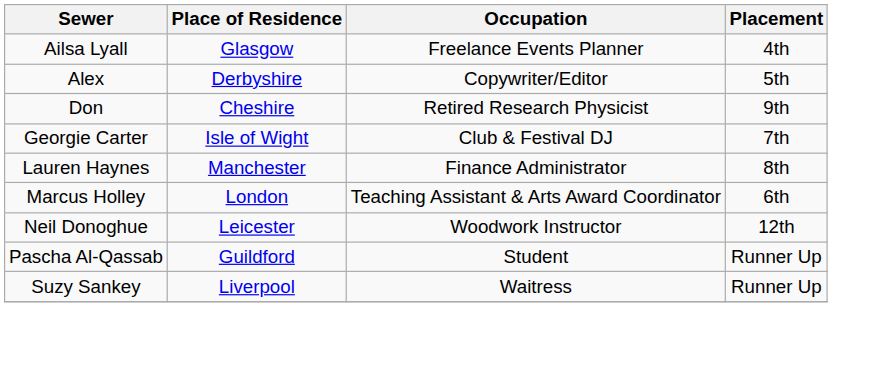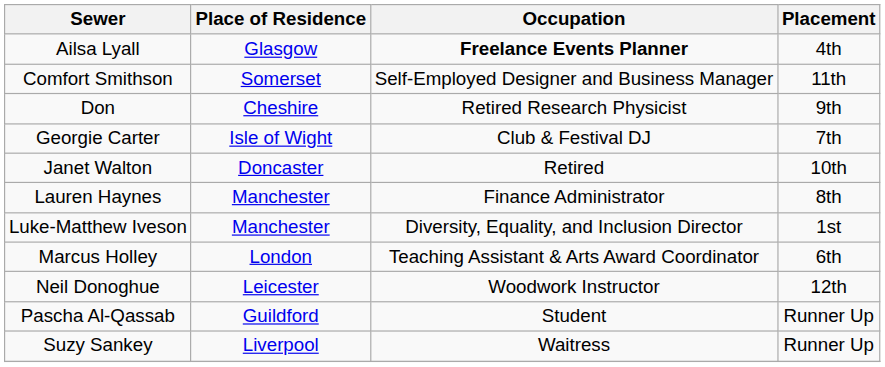(536, 49) normal -> (574, 49) bold
- row: (86, 78)
+ row: (98, 78)
+ row: (98, 167)
+ row: (98, 227)
